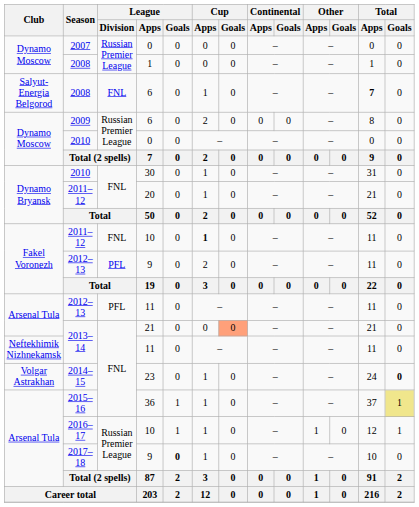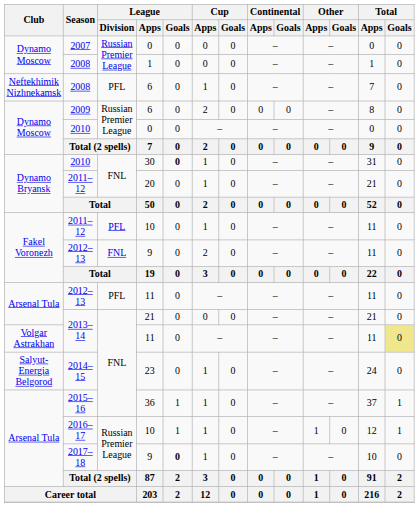(34, 93) Salyut-Energia Belgorod -> (34, 87) Neftekhimik Nizhnekamsk
(117, 93) FNL -> (117, 87) PFL
(372, 93) bold -> (372, 87) normal
(178, 173) normal -> (178, 162) bold
(117, 237) FNL -> (117, 226) PFL
(205, 237) bold -> (205, 226) normal
(117, 264) PFL -> (117, 253) FNL
(233, 328) lightsalmon background -> (233, 317) no background
(34, 349) Neftekhimik Nizhnekamsk -> (34, 338) Volgar Astrakhan
(399, 349) no background -> (399, 338) khaki background
(34, 376) Volgar Astrakhan -> (34, 371) Salyut-Energia Belgorod
(399, 376) bold -> (399, 371) normal
(399, 403) khaki background -> (399, 403) no background
